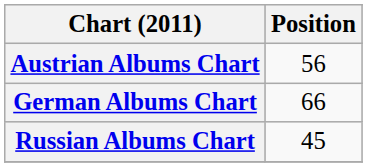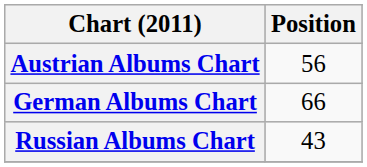(313, 141) 45 -> (313, 141) 43
